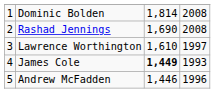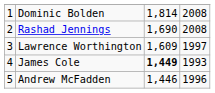(162, 46) 1,610 -> (162, 46) 1,609
